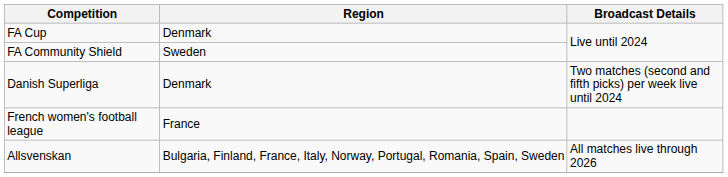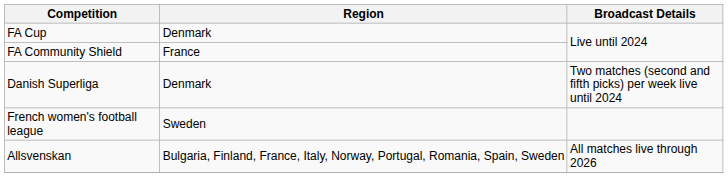(184, 52) Sweden -> (181, 52) France
(181, 123) France -> (184, 123) Sweden
